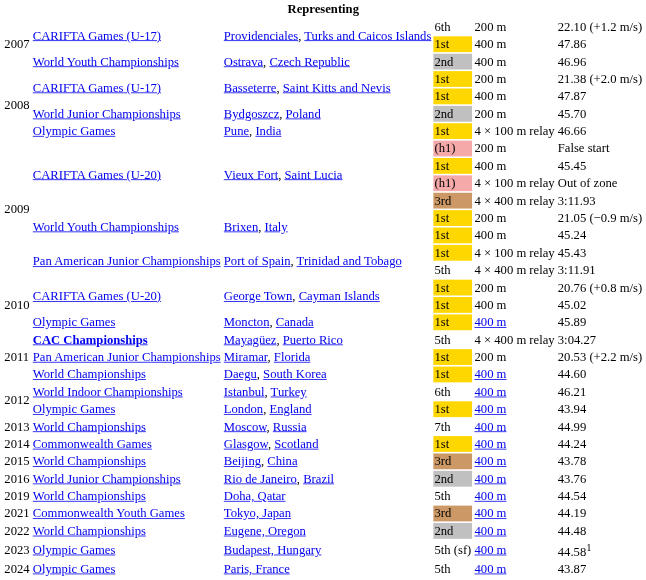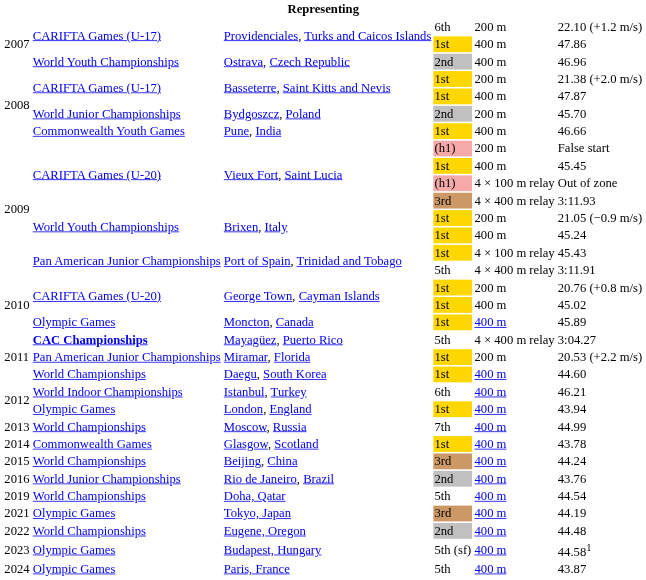(74, 131) Olympic Games -> (109, 131) Commonwealth Youth Games
(515, 131) 4 × 100 m relay -> (490, 131) 400 m
(572, 444) 44.24 -> (572, 444) 43.78
(572, 461) 43.78 -> (572, 461) 44.24
(109, 513) Commonwealth Youth Games -> (74, 513) Olympic Games
